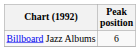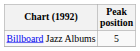(117, 38) 6 -> (117, 38) 5
